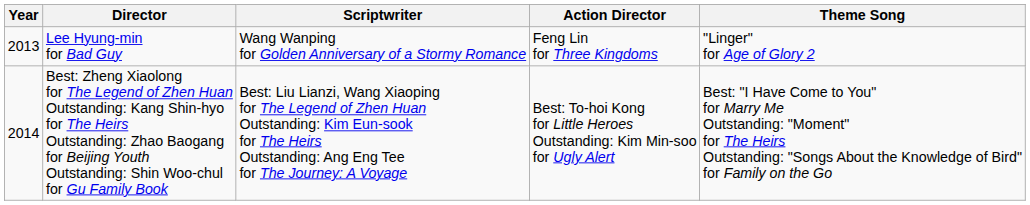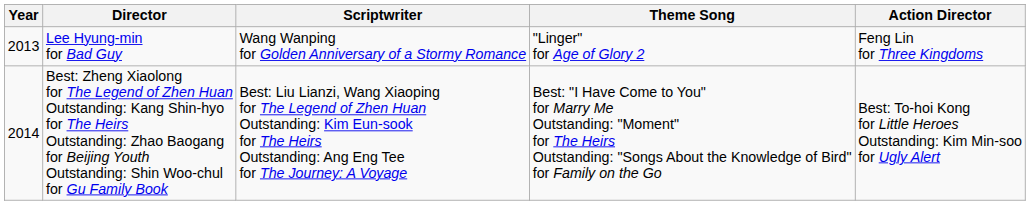columns swapped: (615, 15) <-> (863, 15)
